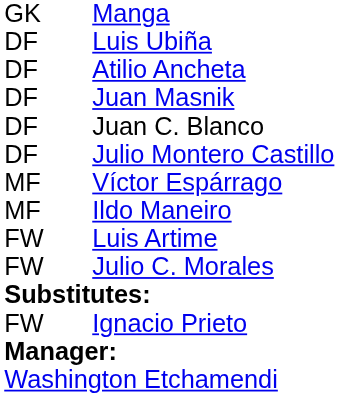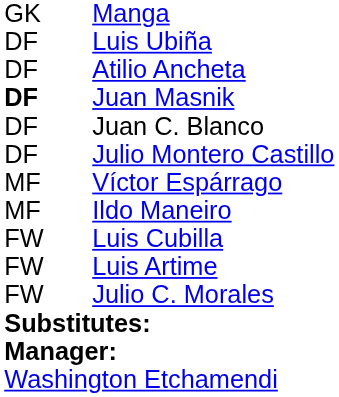(21, 98) normal -> (21, 98) bold
+ row: (158, 238)
- row: (170, 323)
